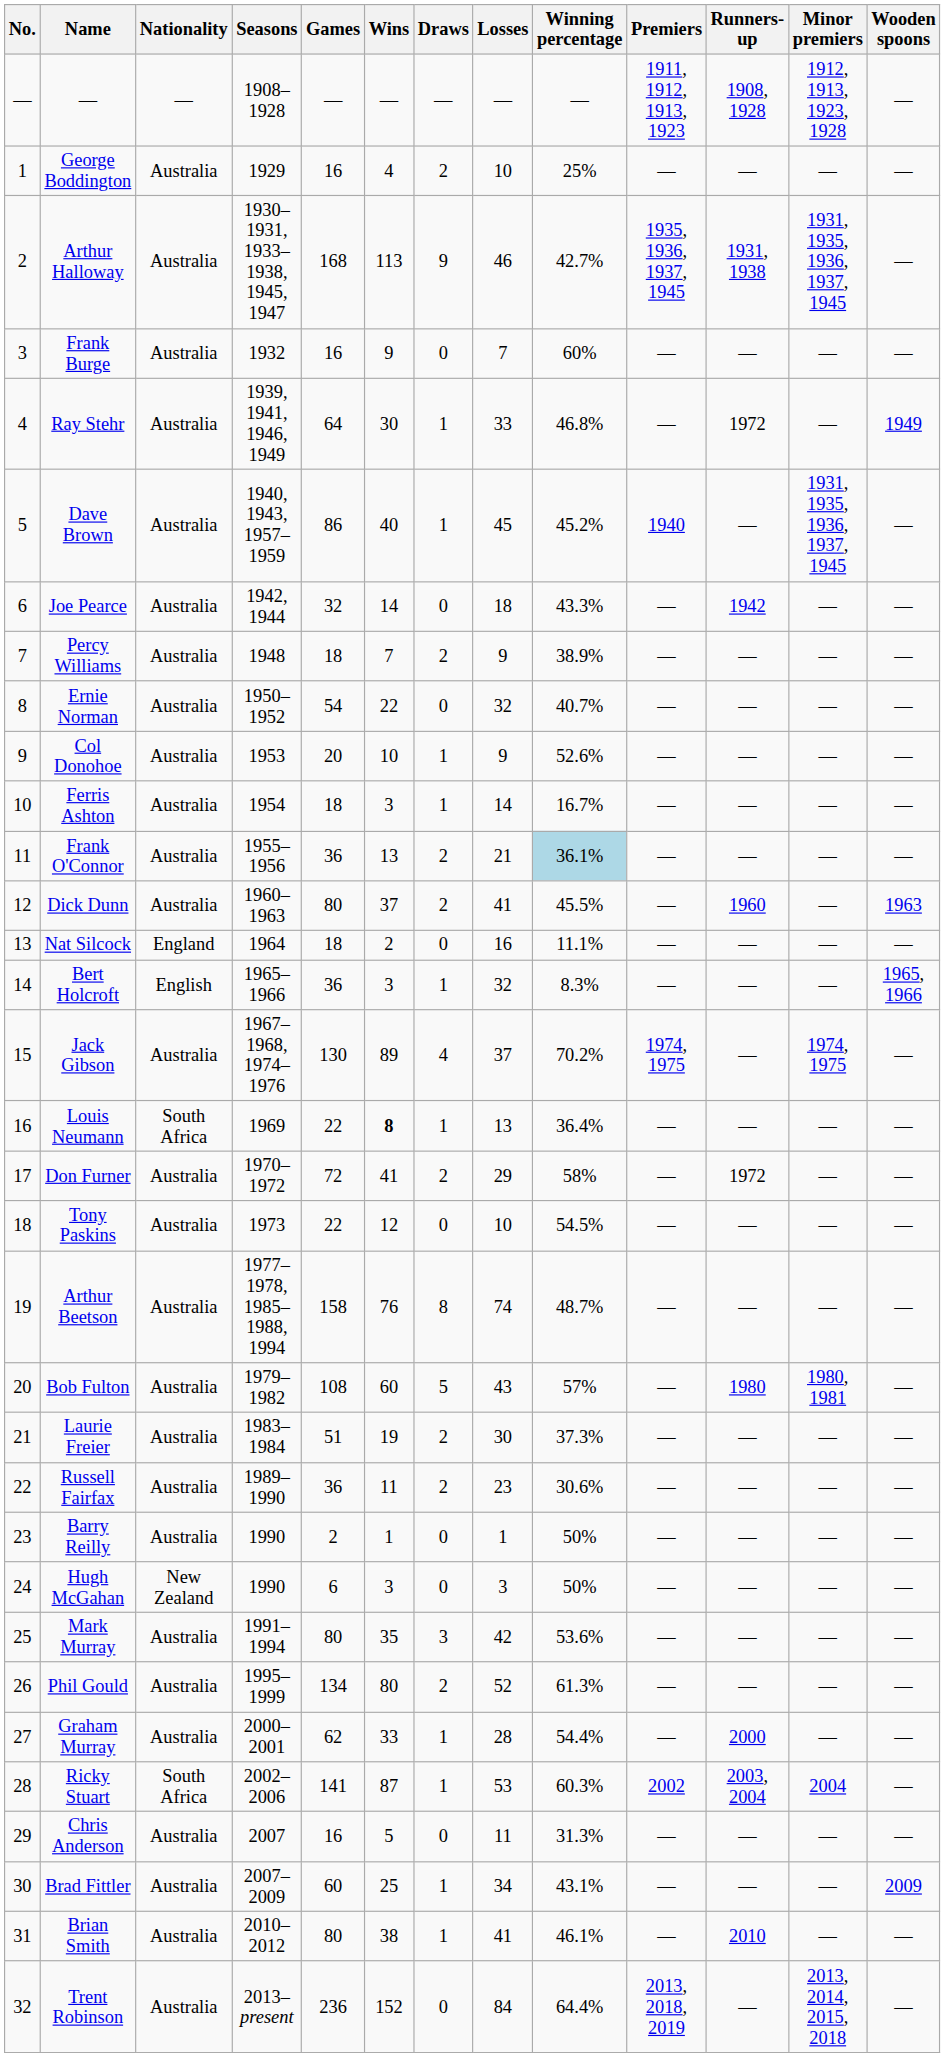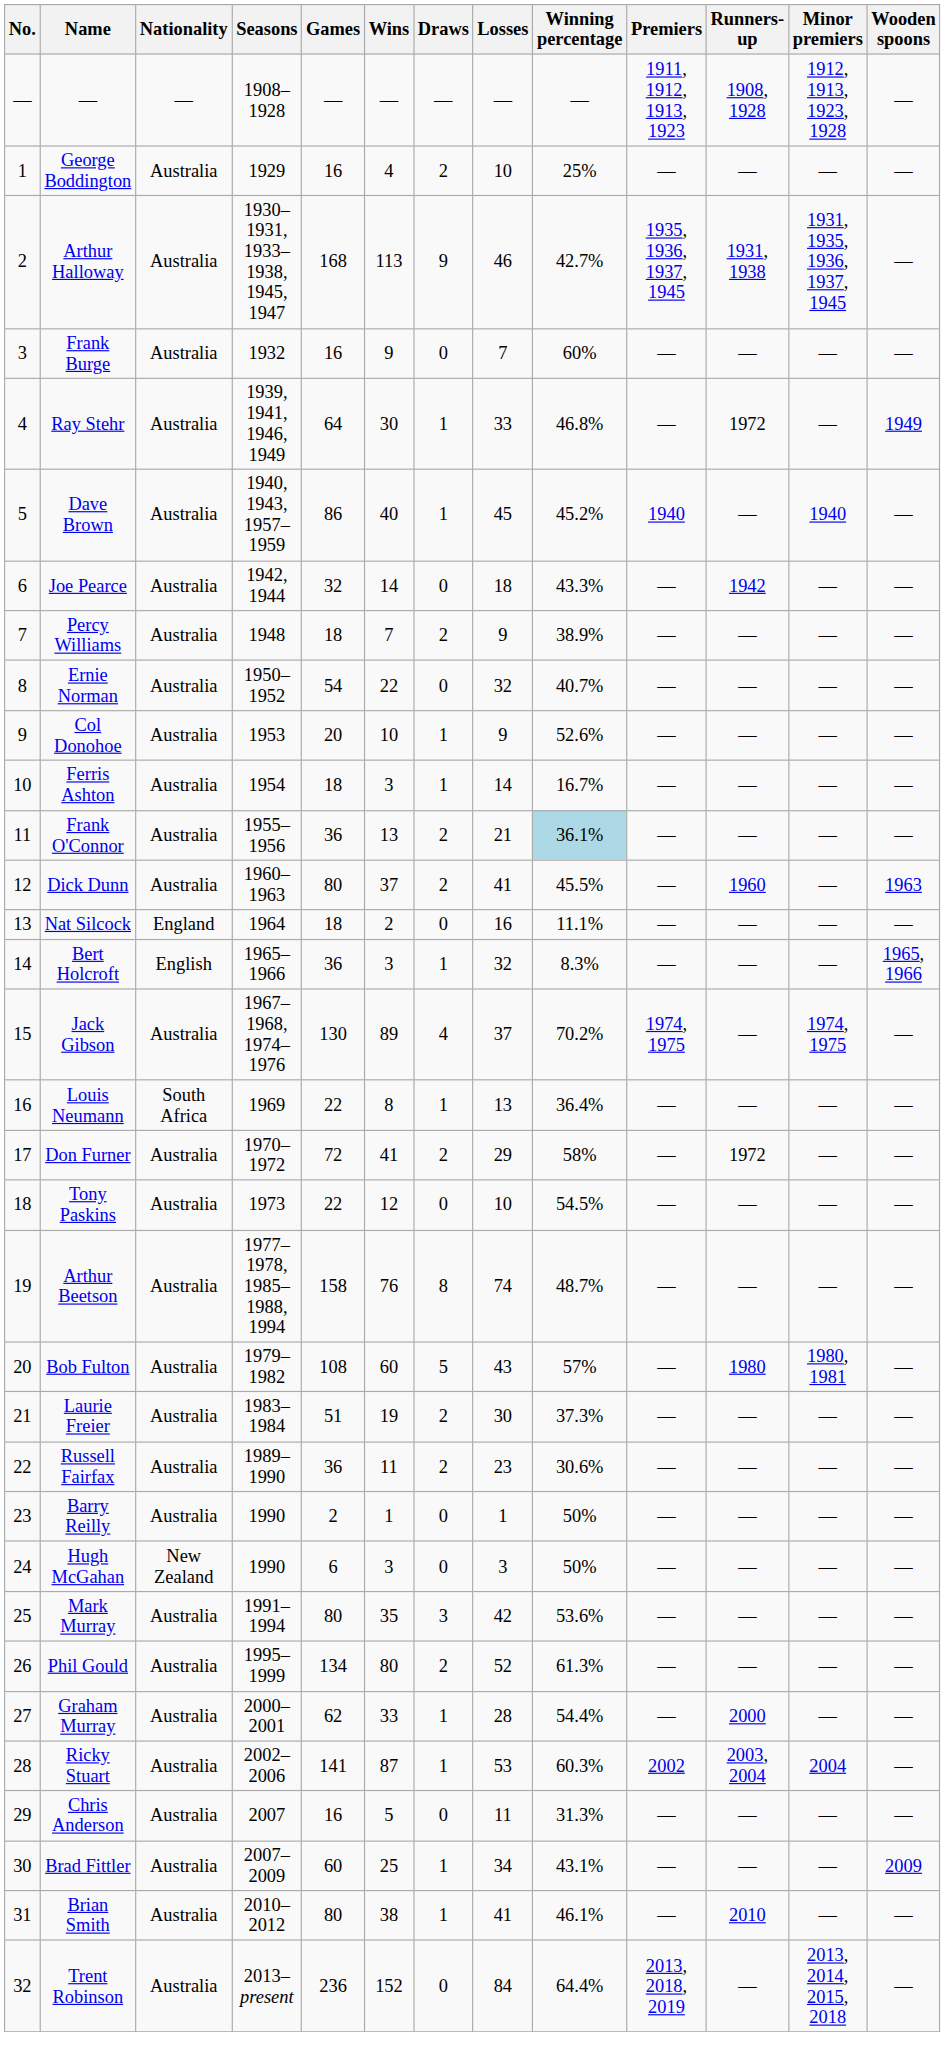(828, 525) 1931, 1935, 1936, 1937, 1945 -> (828, 515) 1940
(389, 1125) bold -> (389, 1105) normal
(184, 1786) South Africa -> (184, 1765) Australia
